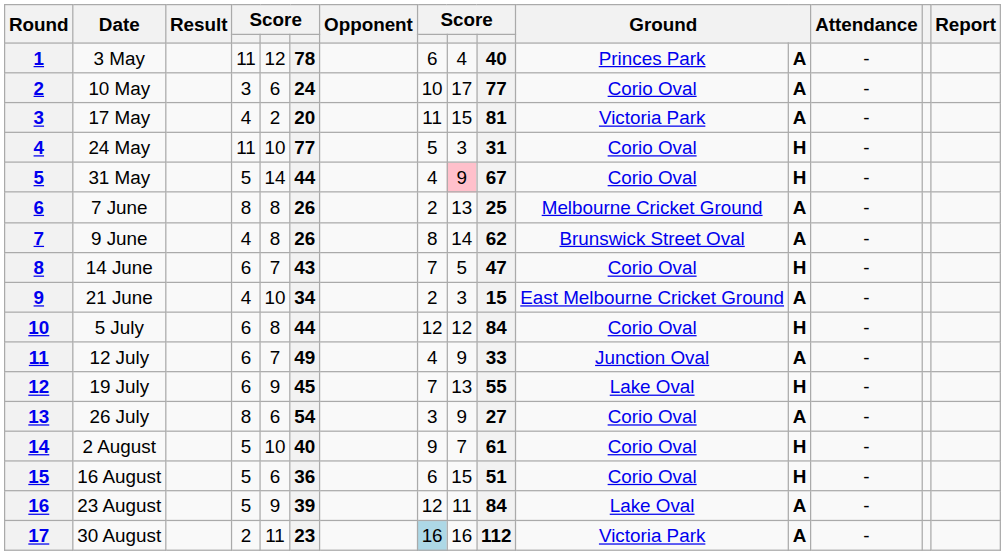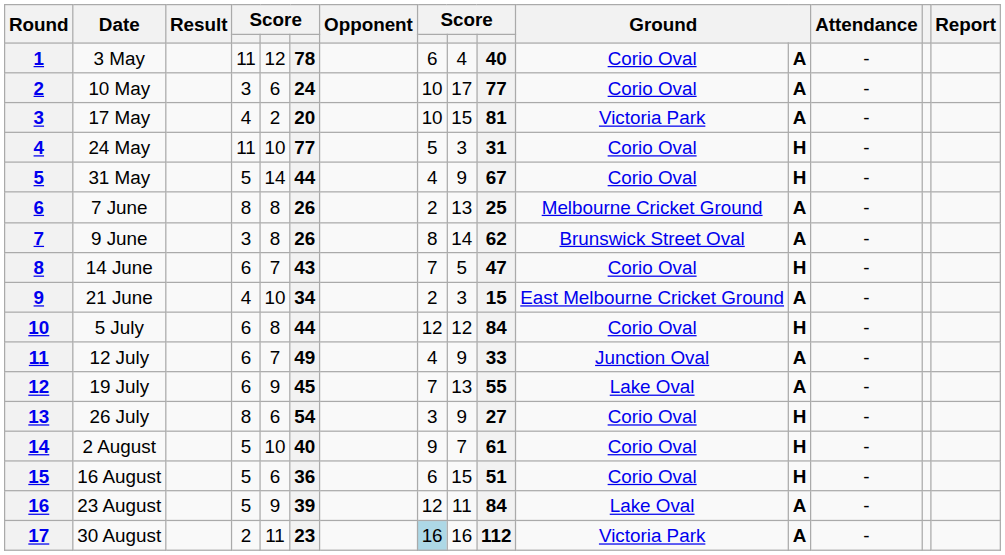(652, 58) Princes Park -> (652, 58) Corio Oval
(432, 118) 11 -> (432, 118) 10
(462, 178) pink background -> (462, 178) no background
(246, 237) 4 -> (246, 237) 3
(800, 387) H -> (800, 387) A
(800, 416) A -> (800, 416) H
